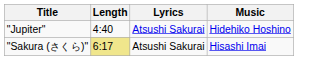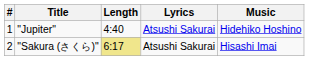+ column: (10, 12)
